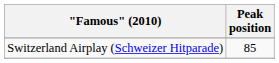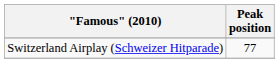(250, 48) 85 -> (250, 48) 77
